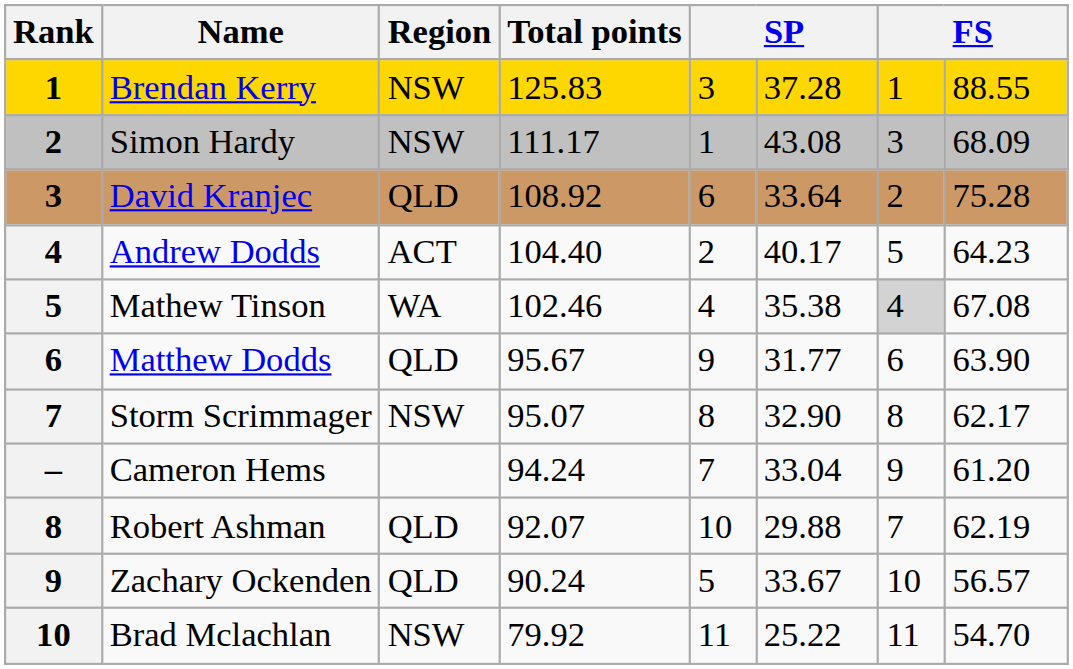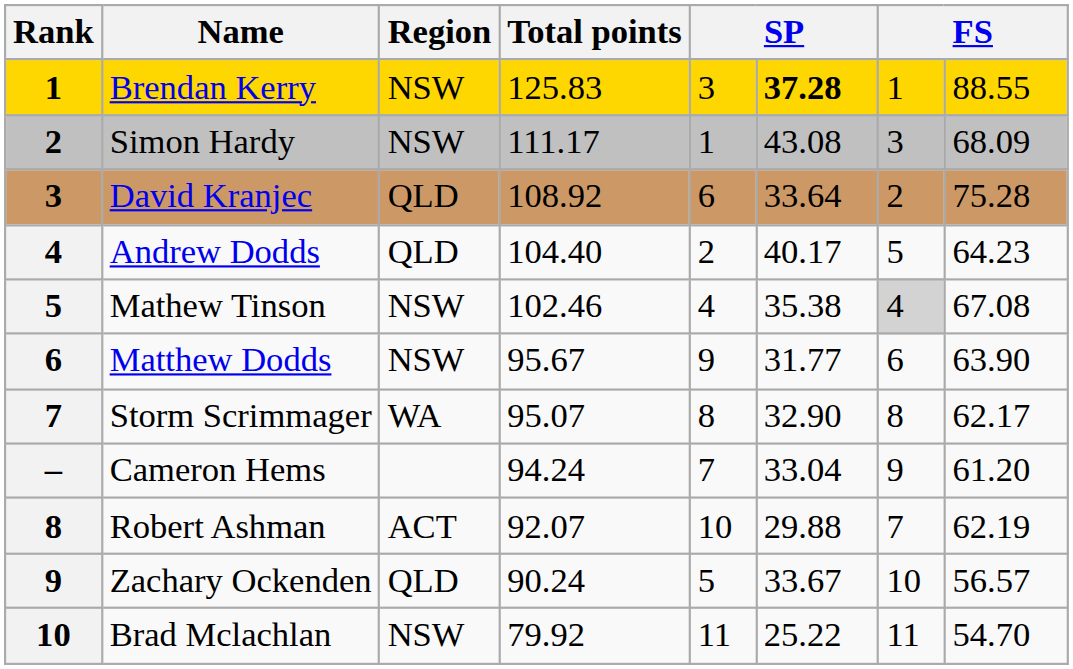(803, 86) normal -> (803, 86) bold
(422, 251) ACT -> (423, 251) QLD
(415, 305) WA -> (426, 305) NSW
(423, 360) QLD -> (426, 360) NSW
(426, 415) NSW -> (415, 415) WA
(423, 525) QLD -> (422, 525) ACT
